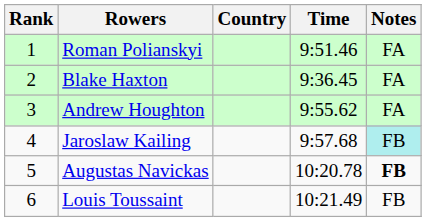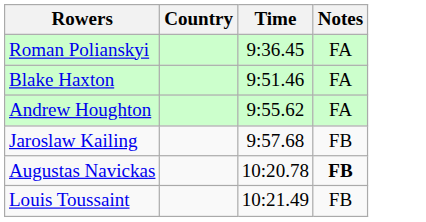- column: (31, 19)
(329, 49) 9:51.46 -> (275, 49) 9:36.45
(329, 79) 9:36.45 -> (275, 79) 9:51.46
(394, 140) paleturquoise background -> (340, 140) no background
